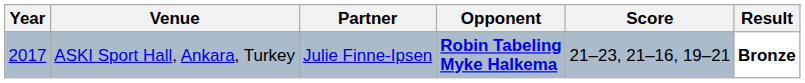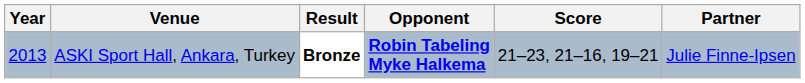columns swapped: (368, 18) <-> (767, 18)
(27, 55) 2017 -> (27, 55) 2013
